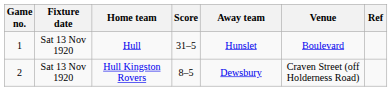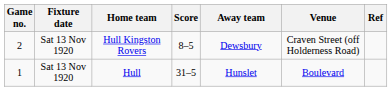rows swapped: (132, 45) <-> (132, 72)
